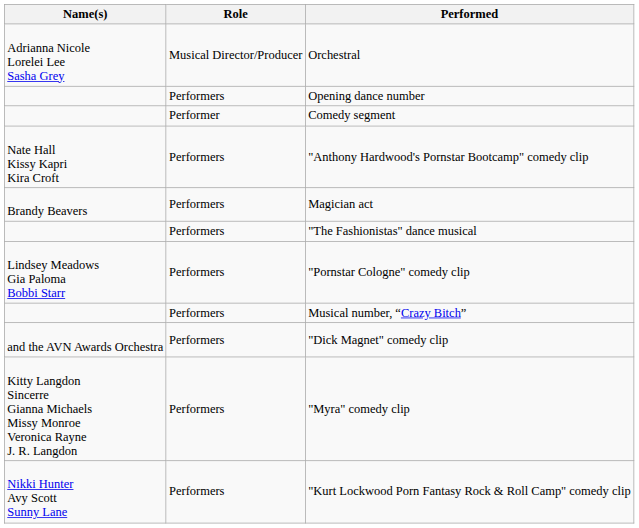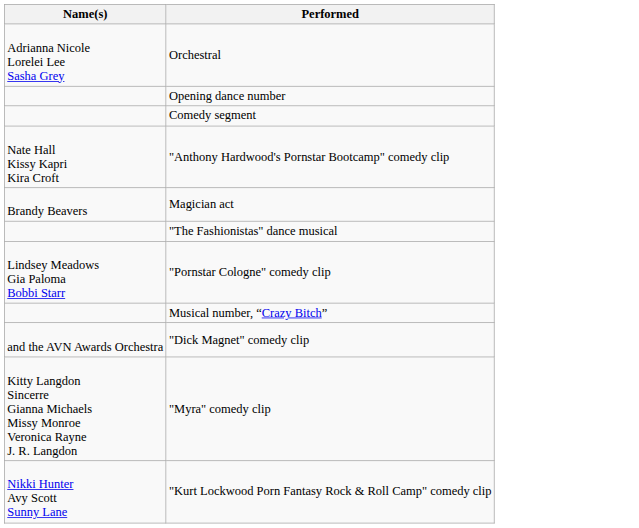- column: (236, 14)
